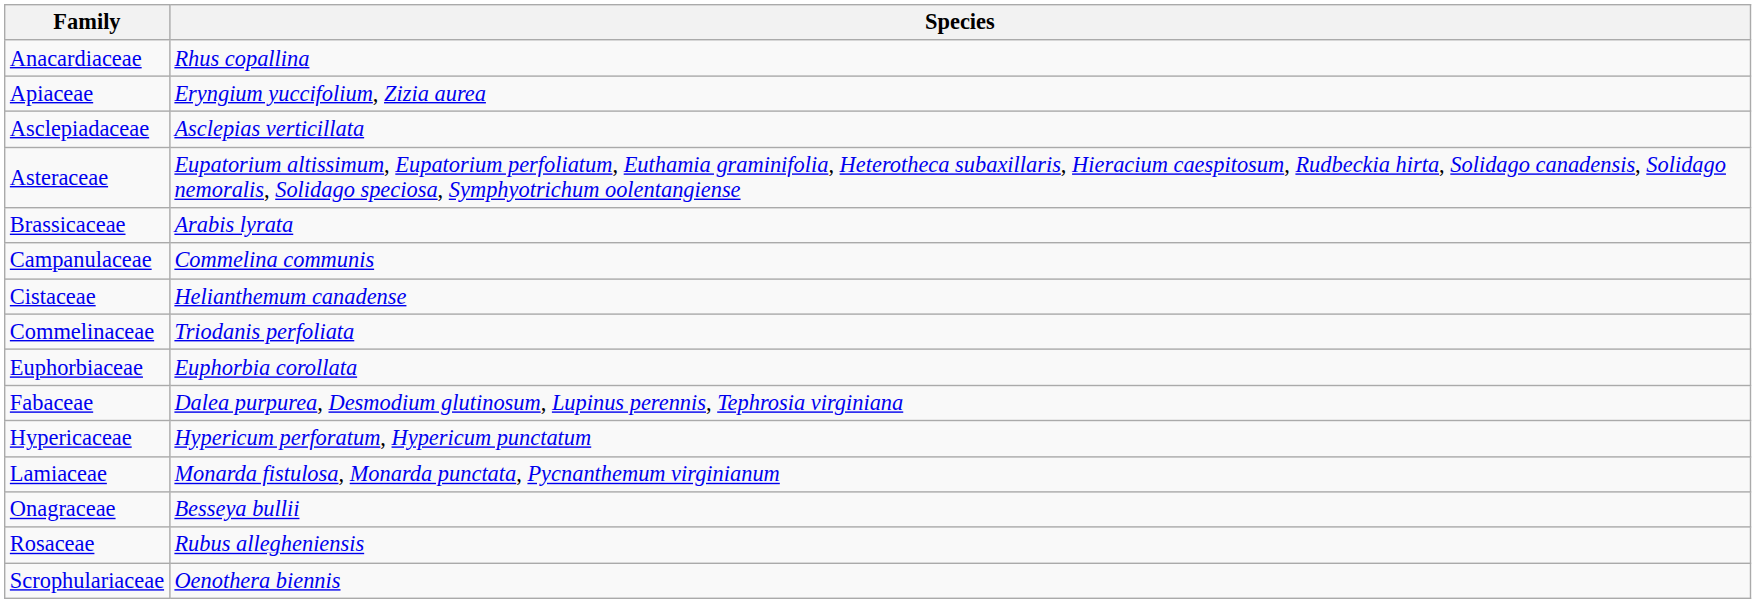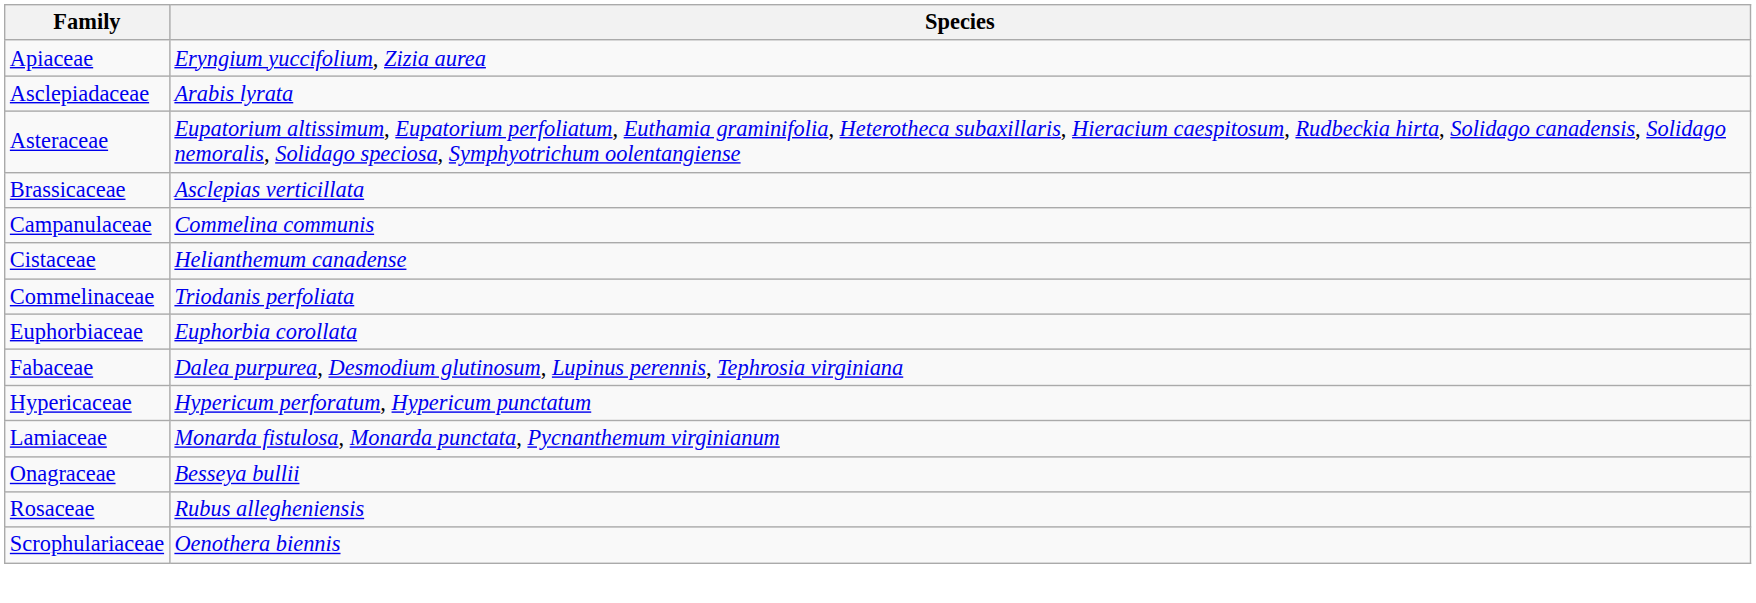- row: (76, 57)
(269, 128) Asclepias verticillata -> (234, 93) Arabis lyrata
(234, 225) Arabis lyrata -> (269, 189) Asclepias verticillata
